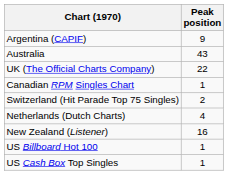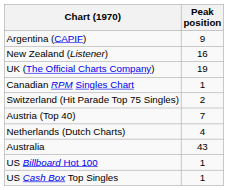rows swapped: (26, 54) <-> (57, 131)
(202, 69) 22 -> (202, 69) 19
+ row: (41, 116)
